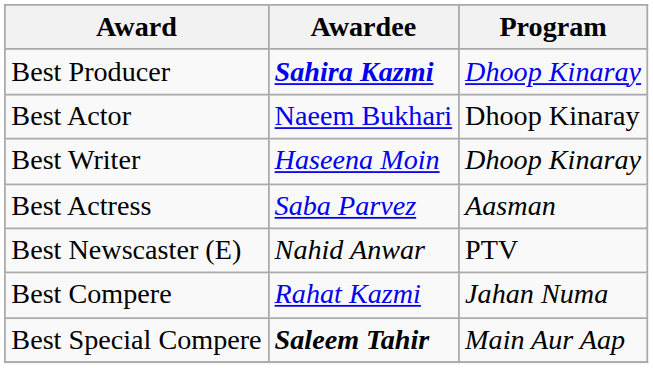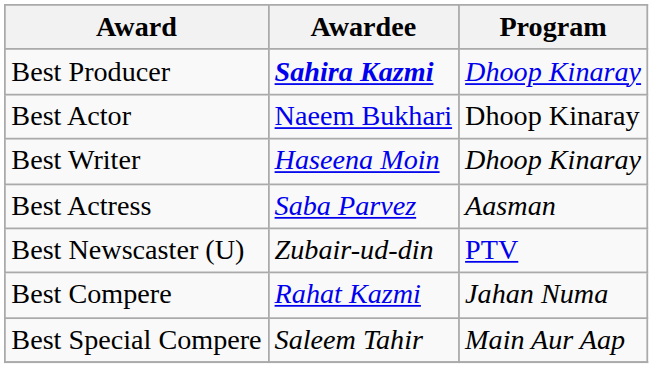+ row: (128, 250)
- row: (126, 250)
(352, 339) bold -> (349, 339) normal
